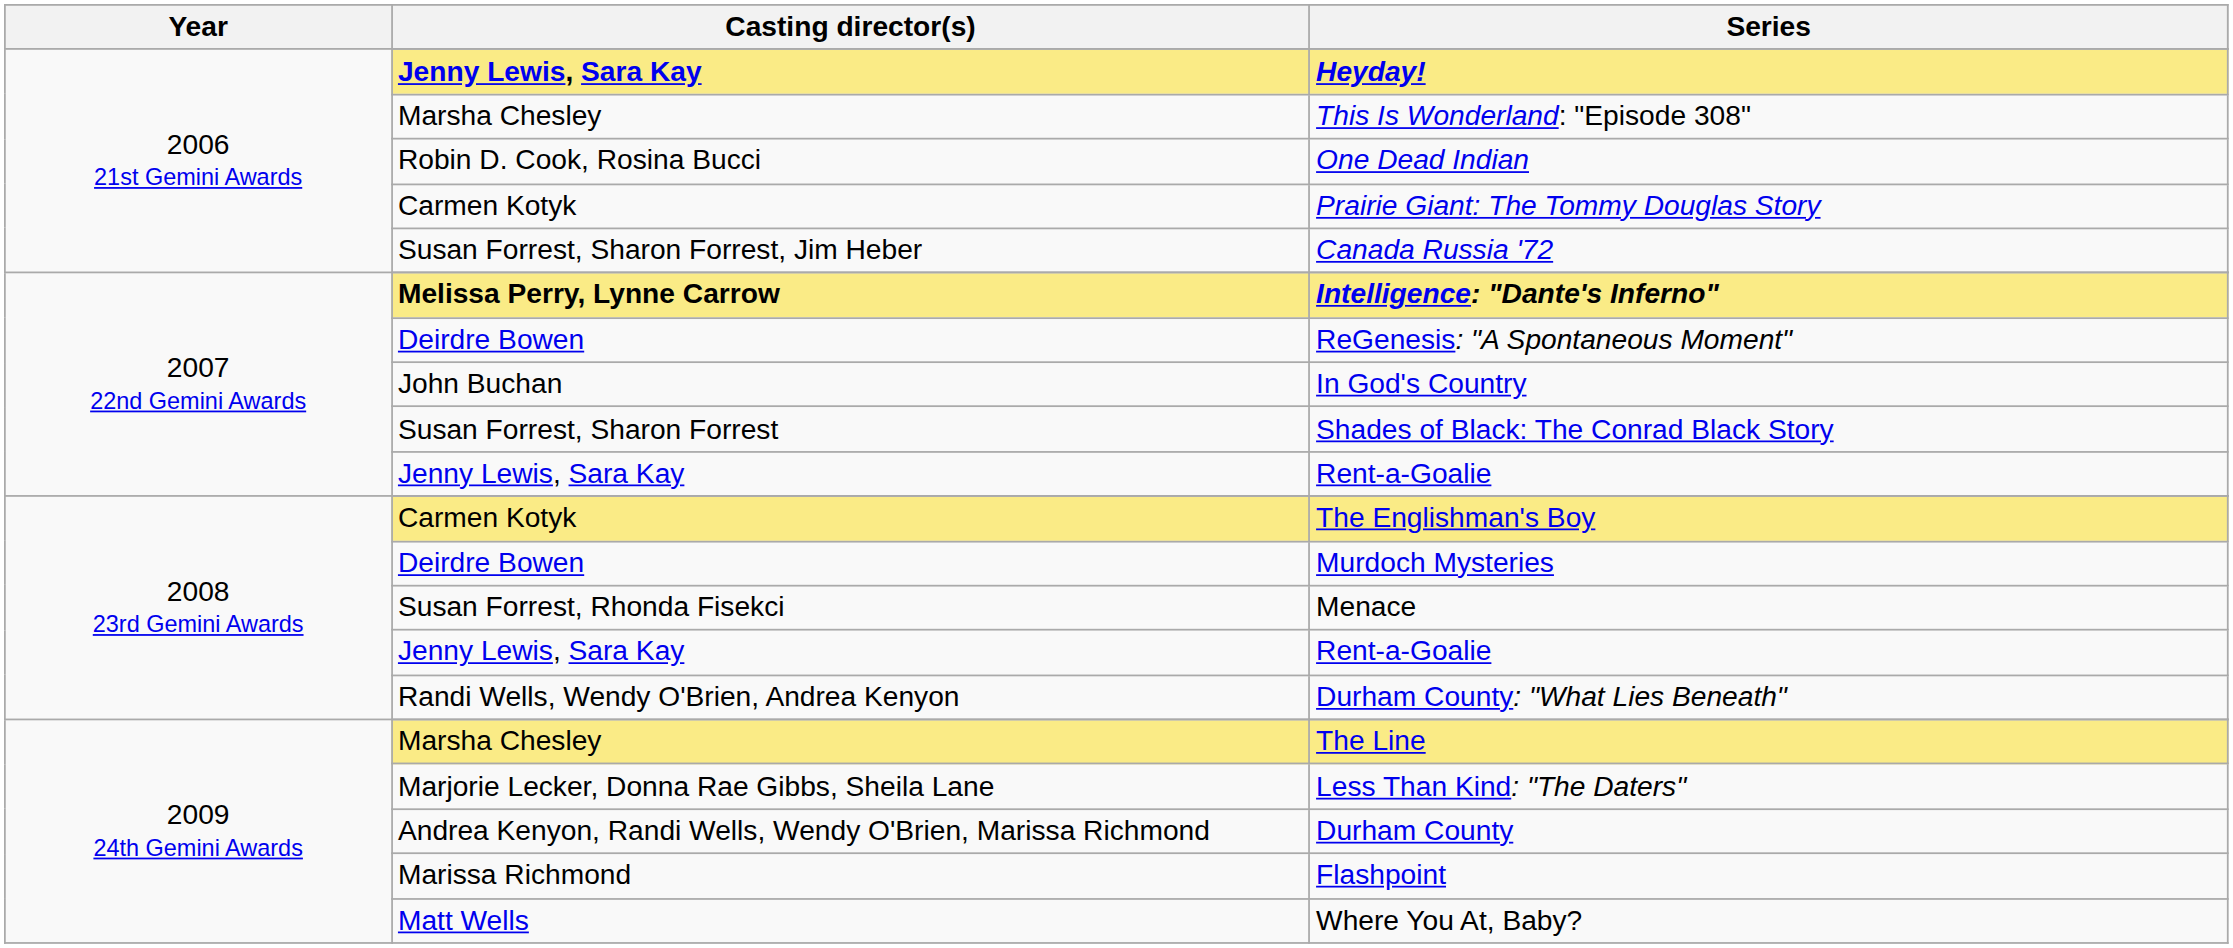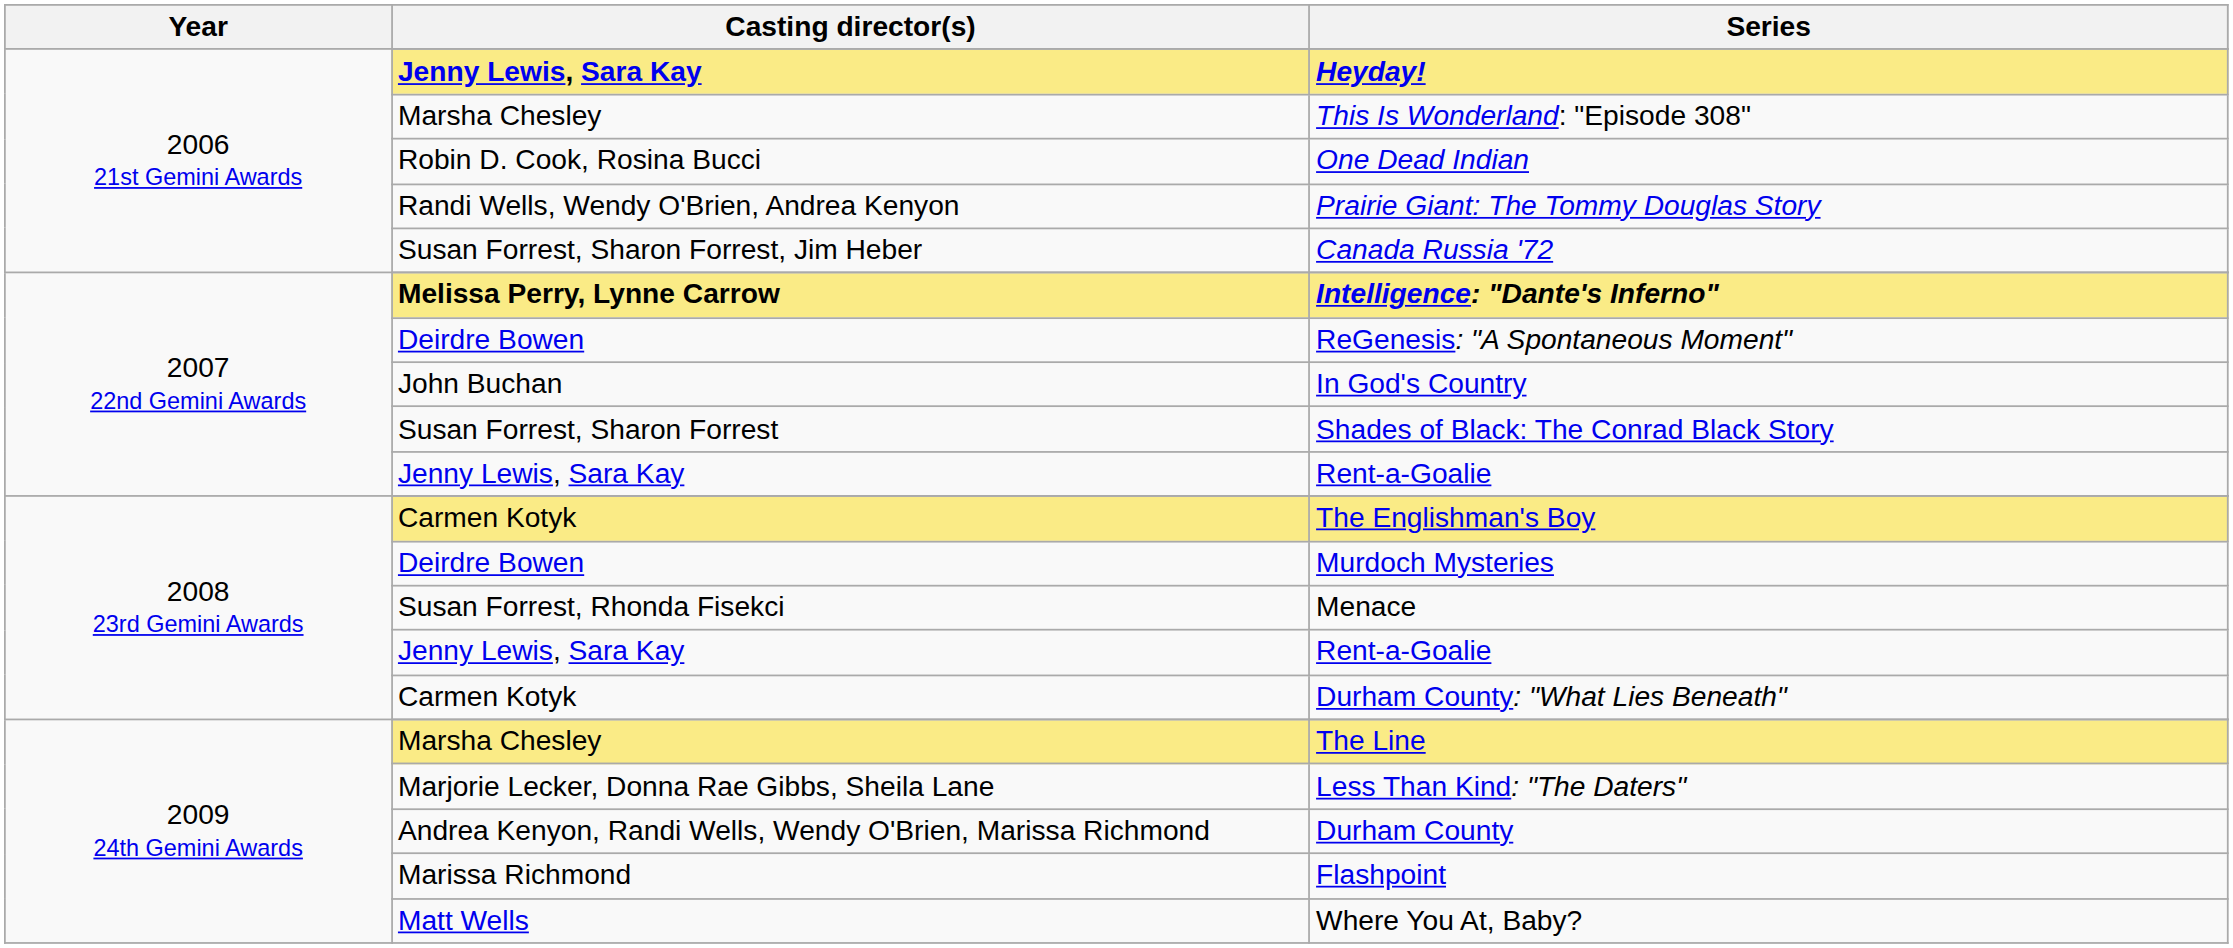(487, 205) Carmen Kotyk -> (679, 205) Randi Wells, Wendy O'Brien, Andrea Kenyon
(679, 696) Randi Wells, Wendy O'Brien, Andrea Kenyon -> (487, 696) Carmen Kotyk
